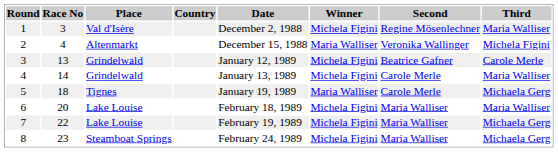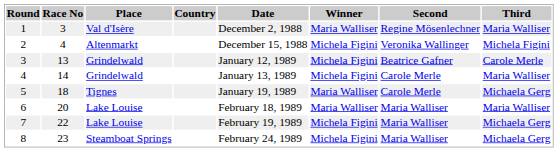(344, 28) Michela Figini -> (344, 28) Maria Walliser
(344, 44) Maria Walliser -> (344, 44) Michela Figini
(344, 107) Michela Figini -> (344, 107) Maria Walliser
